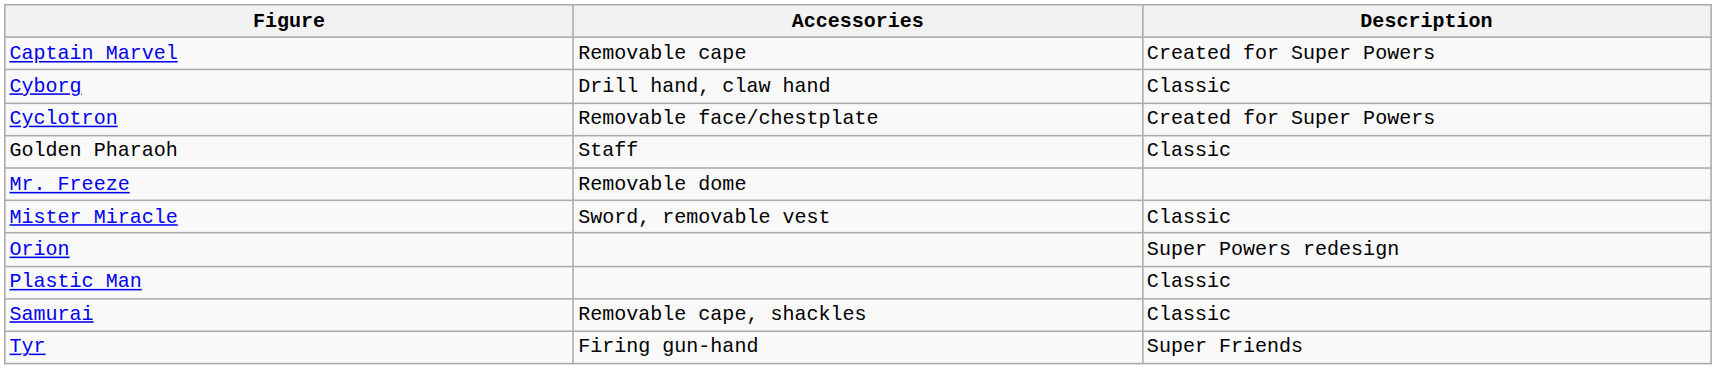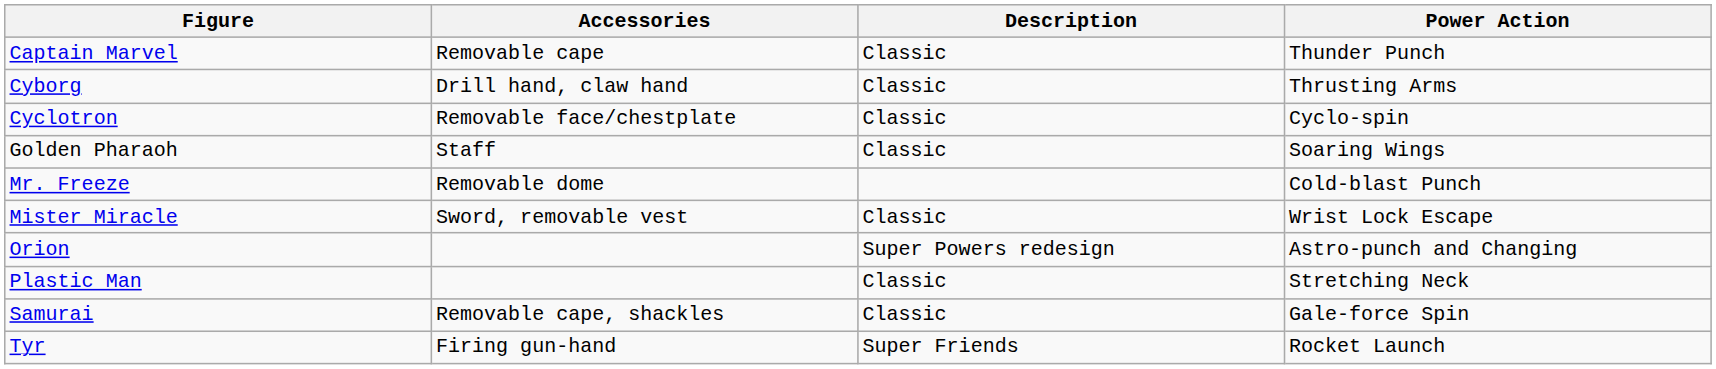+ column: (1497, 21)
(1291, 54) Created for Super Powers -> (905, 54) Classic
(1291, 119) Created for Super Powers -> (905, 119) Classic
